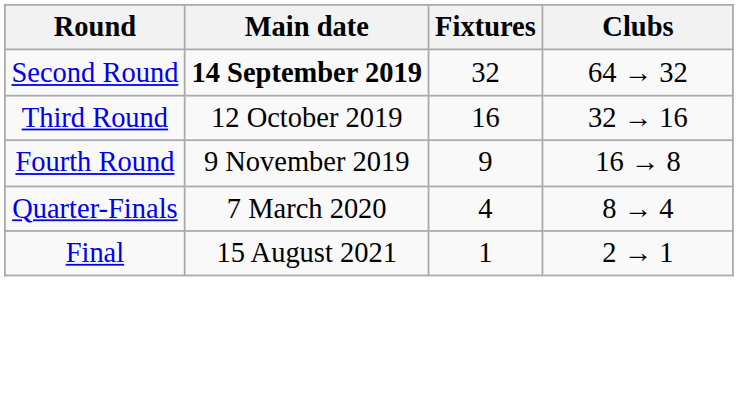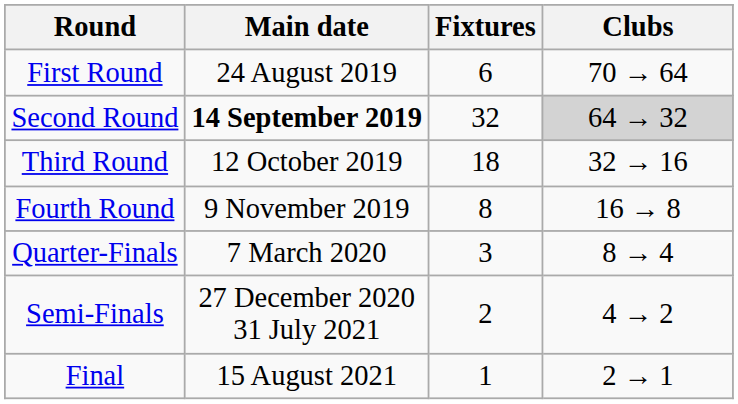+ row: (95, 72)
(638, 72) no background -> (638, 117) lightgrey background
(485, 117) 16 -> (485, 162) 18
(485, 162) 9 -> (485, 207) 8
(485, 207) 4 -> (485, 252) 3
+ row: (95, 314)
